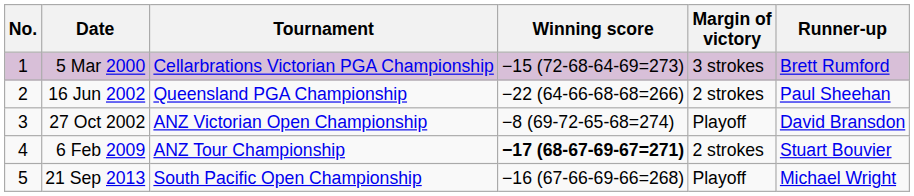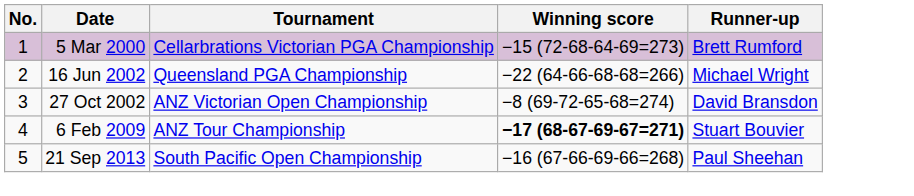- column: (732, 29)
(835, 94) Paul Sheehan -> (751, 75) Michael Wright
(838, 178) Michael Wright -> (748, 158) Paul Sheehan
